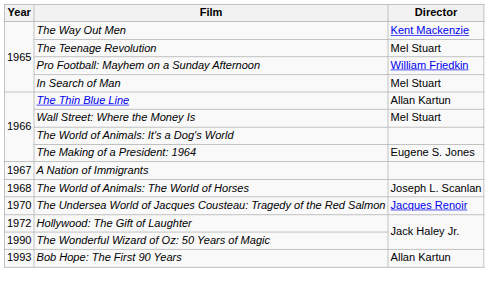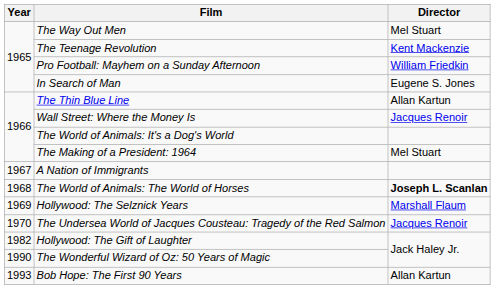(430, 30) Kent Mackenzie -> (416, 30) Mel Stuart
(416, 48) Mel Stuart -> (430, 48) Kent Mackenzie
(416, 83) Mel Stuart -> (433, 83) Eugene S. Jones
(416, 118) Mel Stuart -> (429, 118) Jacques Renoir
(433, 153) Eugene S. Jones -> (416, 153) Mel Stuart
(436, 188) normal -> (439, 188) bold
+ row: (112, 205)
(19, 223) 1972 -> (19, 240) 1982
